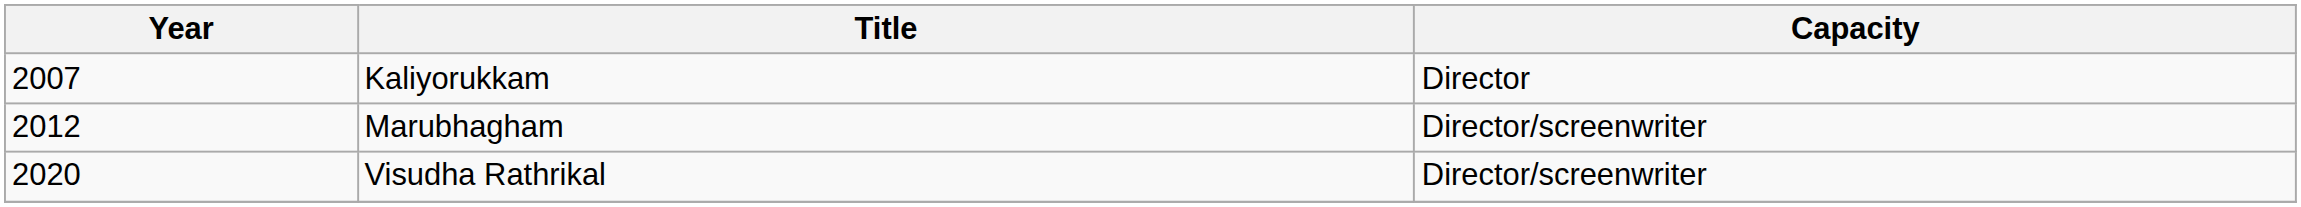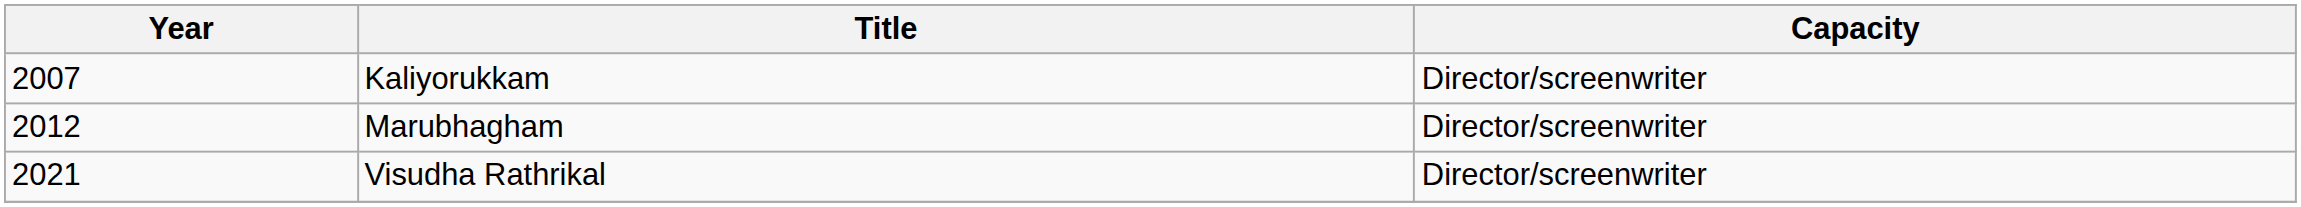(1476, 77) Director -> (1564, 77) Director/screenwriter
(46, 175) 2020 -> (46, 175) 2021
